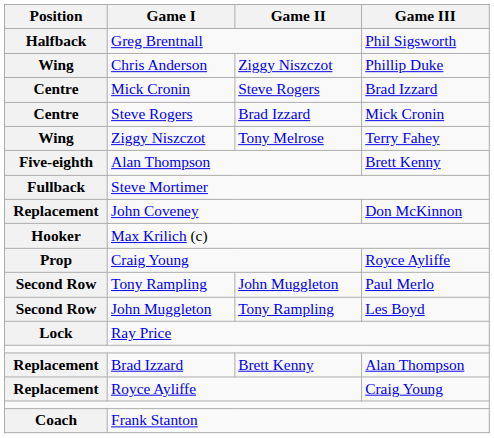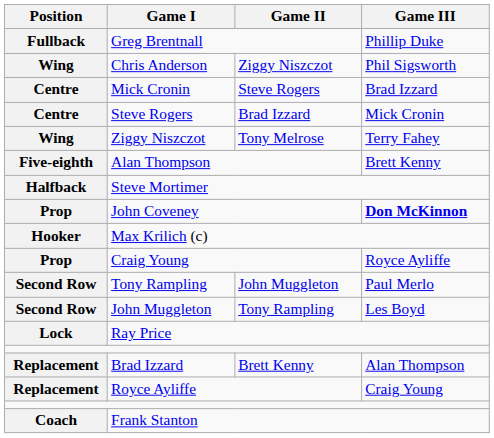(56, 41) Halfback -> (56, 41) Fullback
(411, 41) Phil Sigsworth -> (404, 41) Phillip Duke
(404, 65) Phillip Duke -> (411, 65) Phil Sigsworth
(56, 187) Fullback -> (56, 187) Halfback
(56, 211) Replacement -> (56, 211) Prop
(414, 211) normal -> (416, 211) bold
